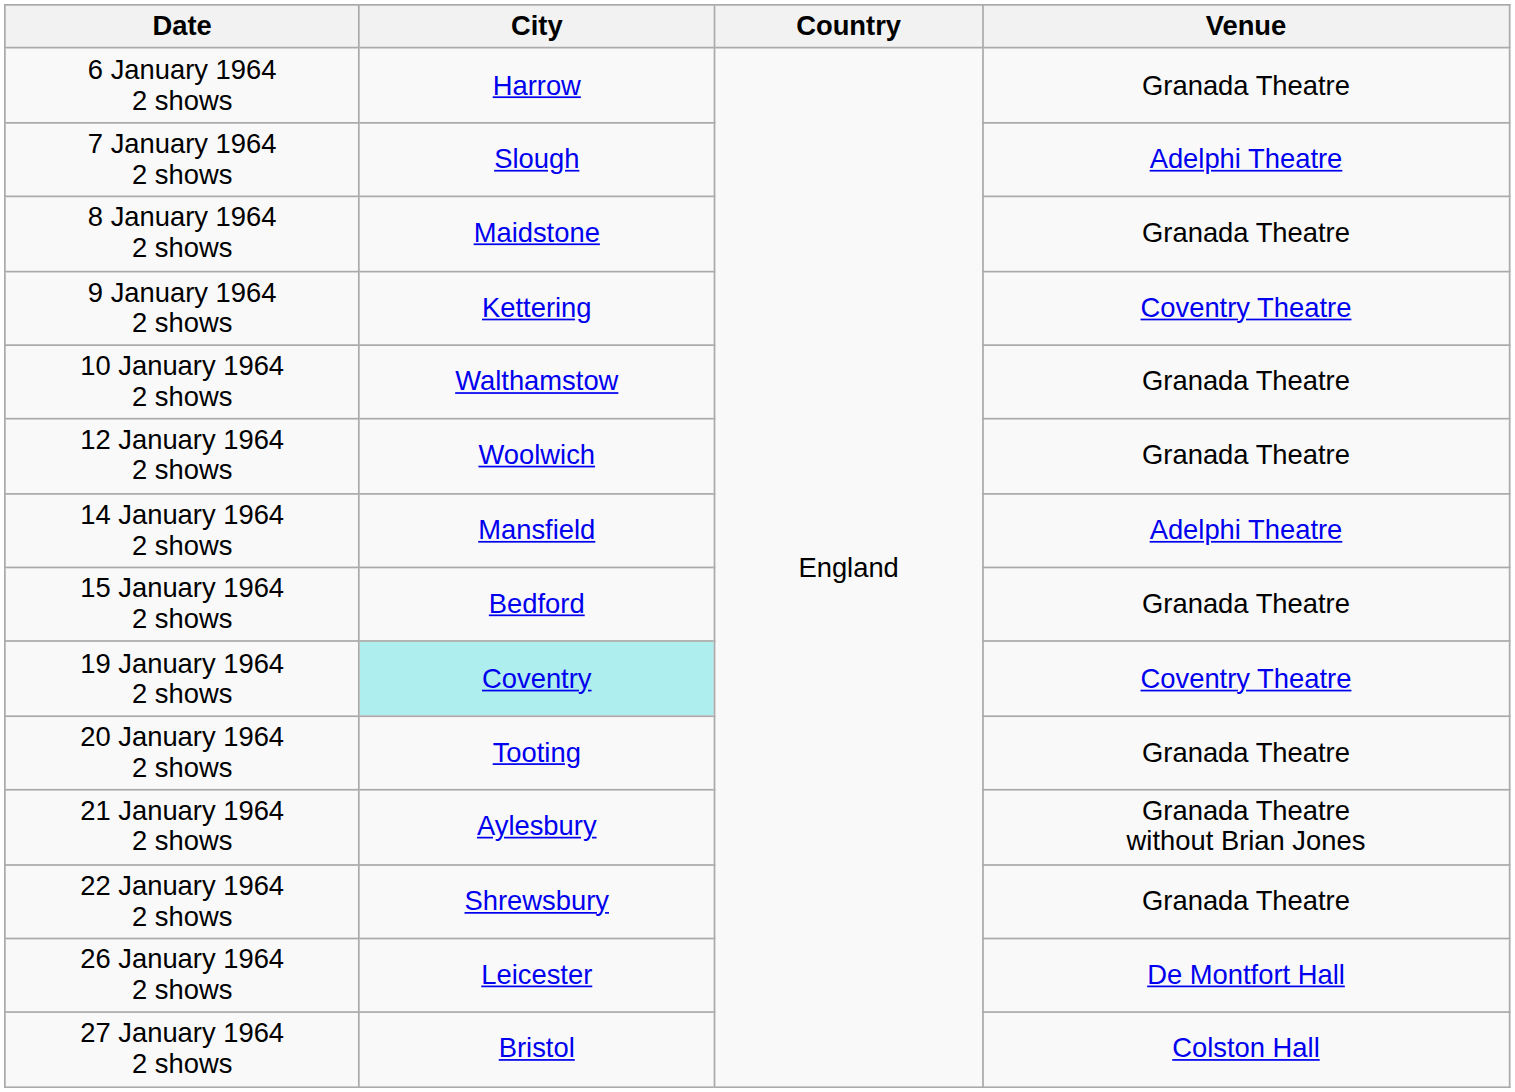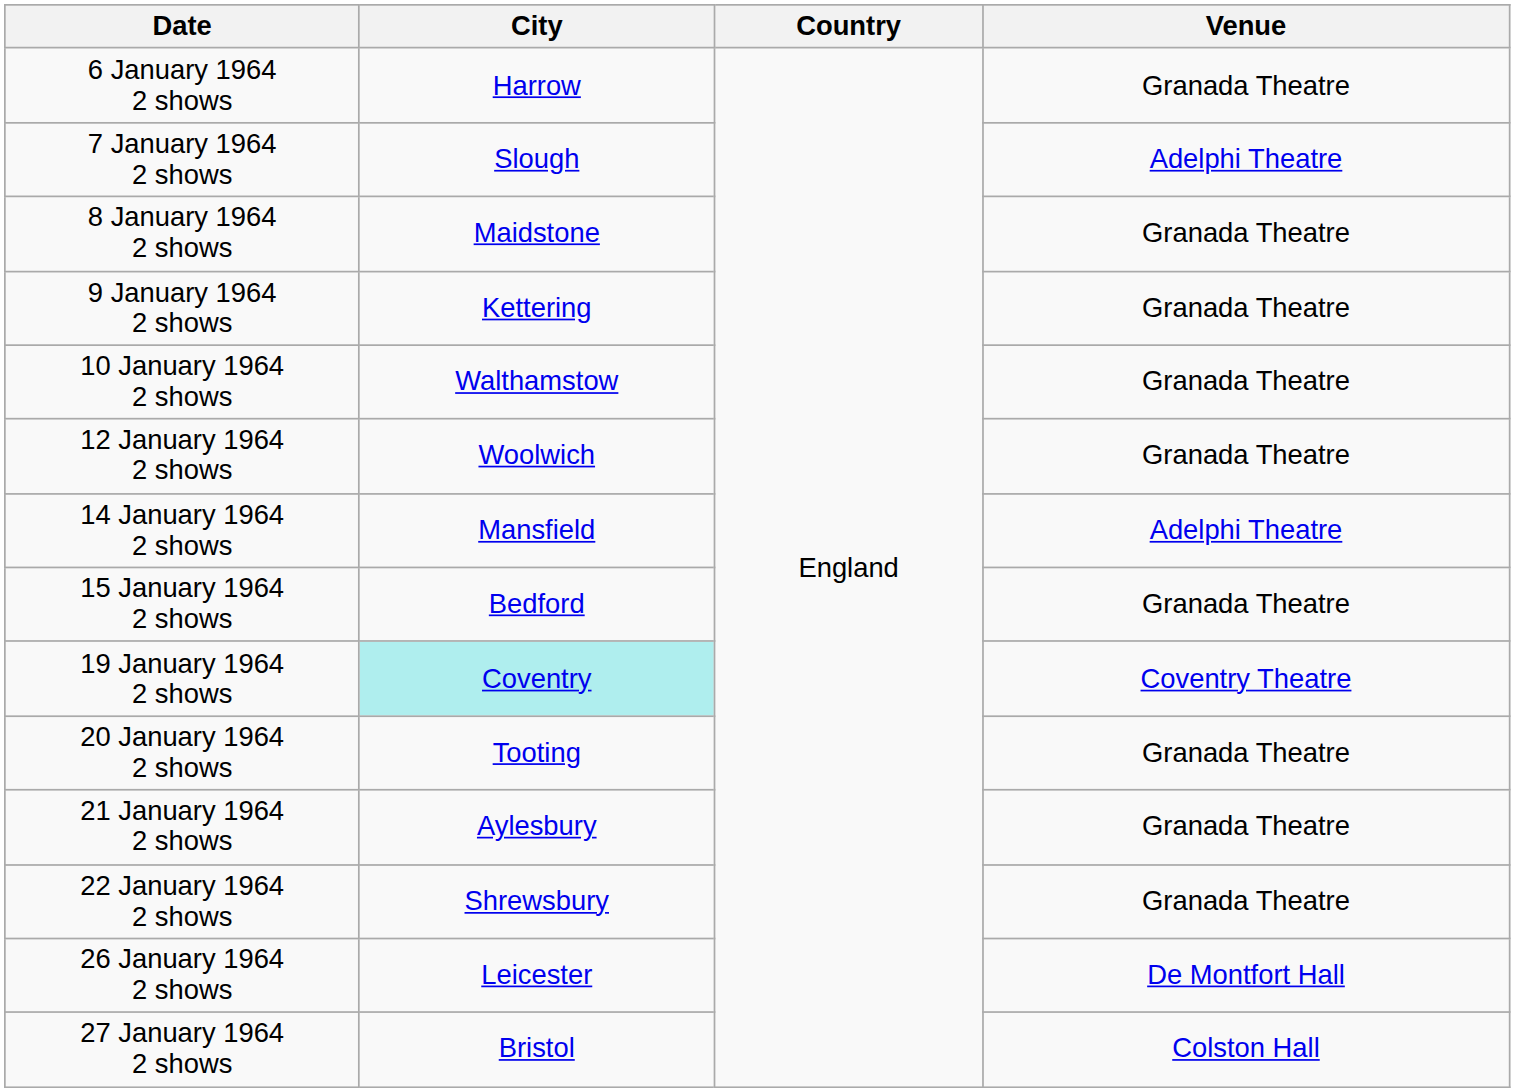(1246, 307) Coventry Theatre -> (1246, 307) Granada Theatre
(1246, 826) Granada Theatre without Brian Jones -> (1246, 826) Granada Theatre
